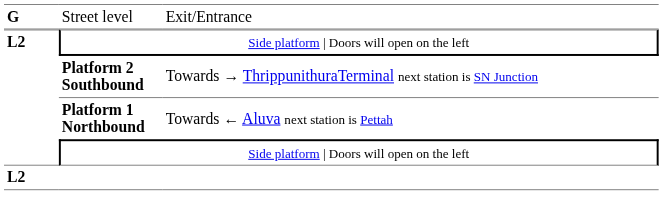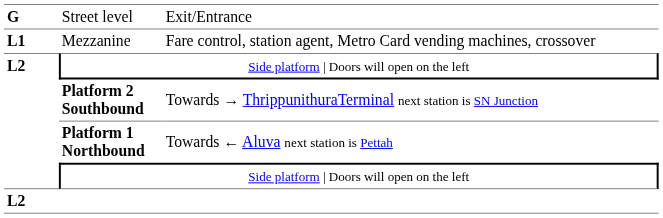+ row: (96, 41)
